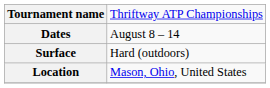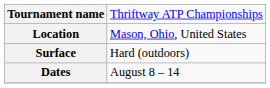rows swapped: (56, 33) <-> (56, 72)
